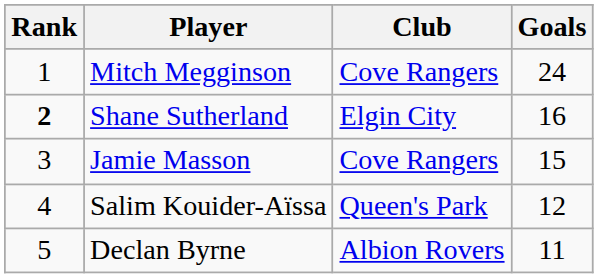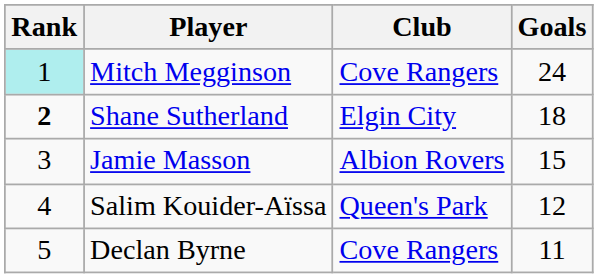(44, 71) no background -> (44, 71) paleturquoise background
(552, 116) 16 -> (552, 116) 18
(419, 160) Cove Rangers -> (422, 160) Albion Rovers
(422, 250) Albion Rovers -> (419, 250) Cove Rangers
